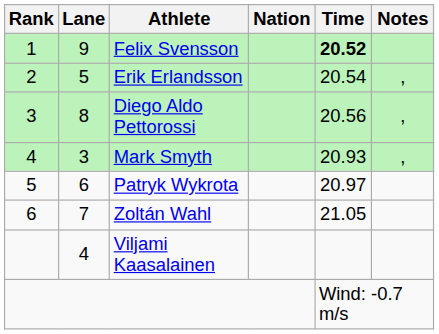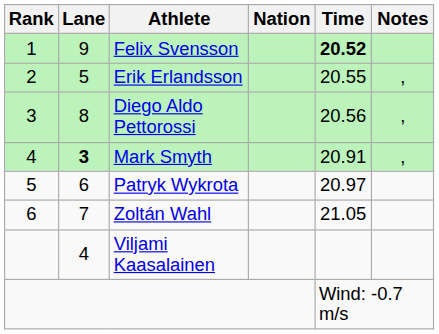(343, 77) 20.54 -> (343, 77) 20.55
(84, 156) normal -> (84, 156) bold
(343, 156) 20.93 -> (343, 156) 20.91
